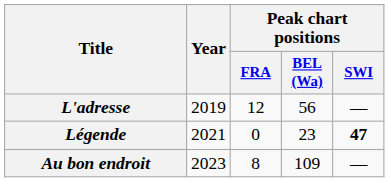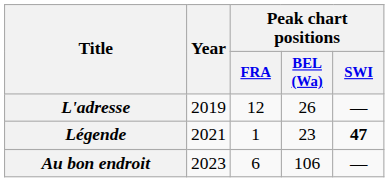(307, 107) 56 -> (307, 107) 26
(256, 135) 0 -> (256, 135) 1
(256, 162) 8 -> (256, 162) 6
(307, 162) 109 -> (307, 162) 106
